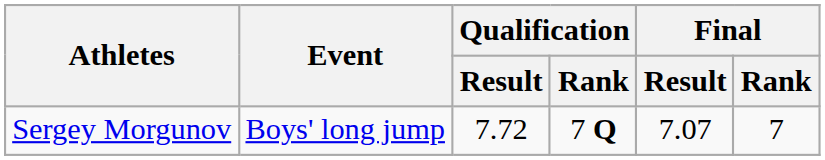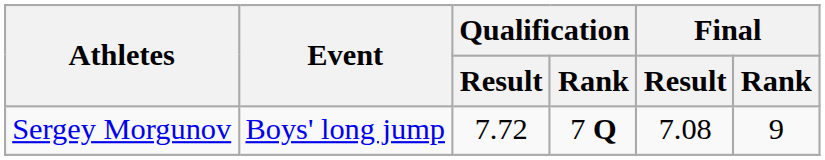(685, 130) 7.07 -> (685, 130) 7.08
(776, 130) 7 -> (776, 130) 9
